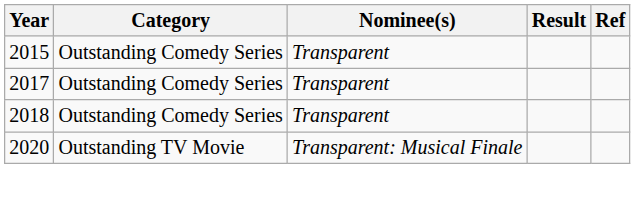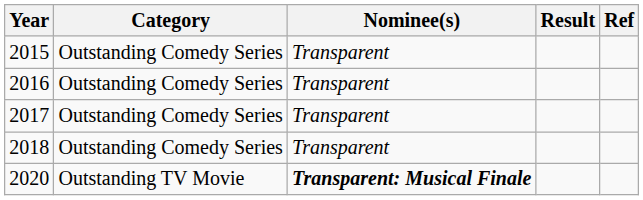+ row: (29, 83)
(407, 147) normal -> (412, 178) bold
